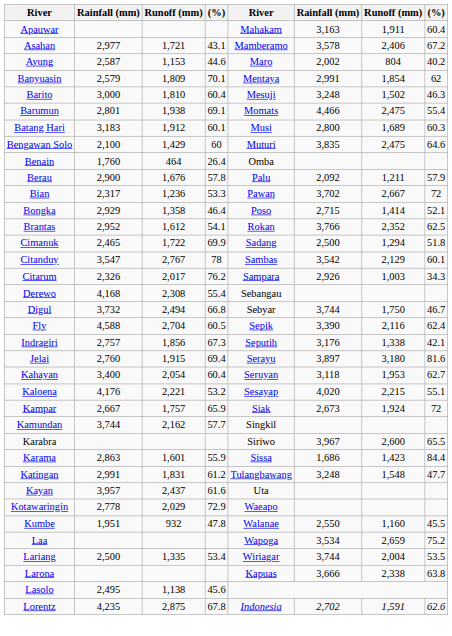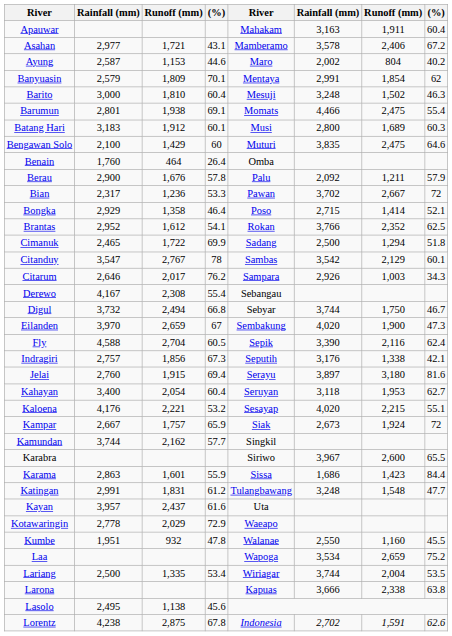(108, 276) 2,326 -> (108, 276) 2,646
(108, 293) 4,168 -> (108, 293) 4,167
+ row: (40, 326)
(108, 606) 4,235 -> (108, 623) 4,238
